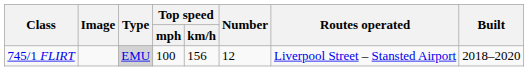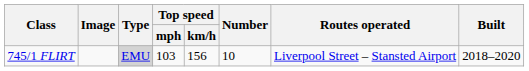(166, 55) 100 -> (166, 55) 103
(228, 55) 12 -> (228, 55) 10
